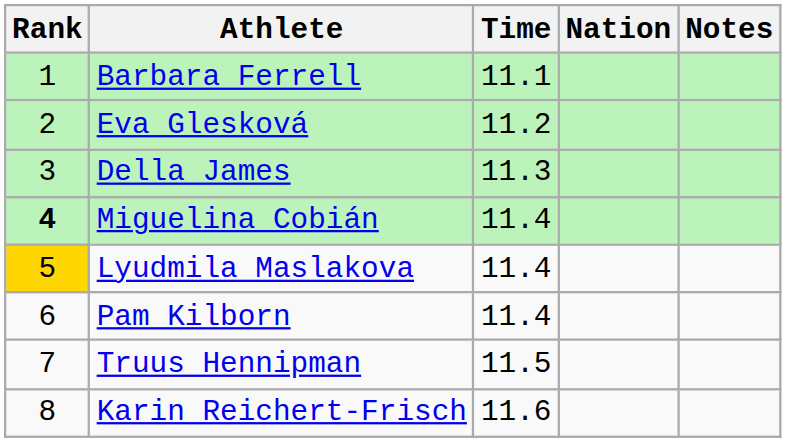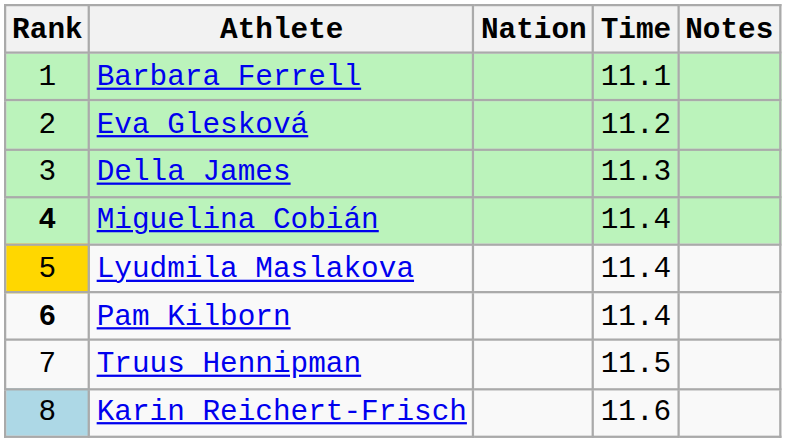columns swapped: (618, 29) <-> (516, 29)
(47, 316) normal -> (47, 316) bold
(47, 412) no background -> (47, 412) lightblue background
